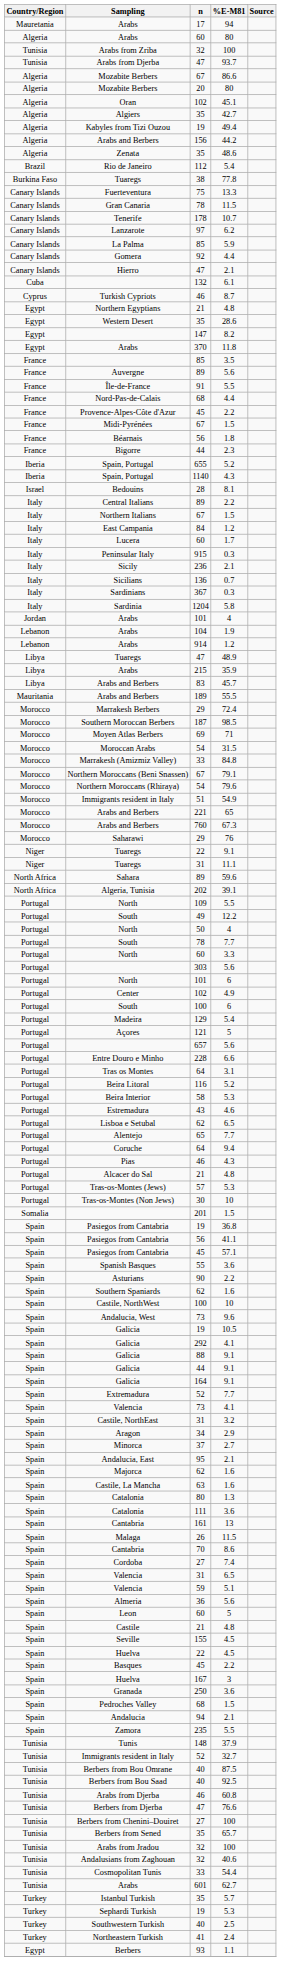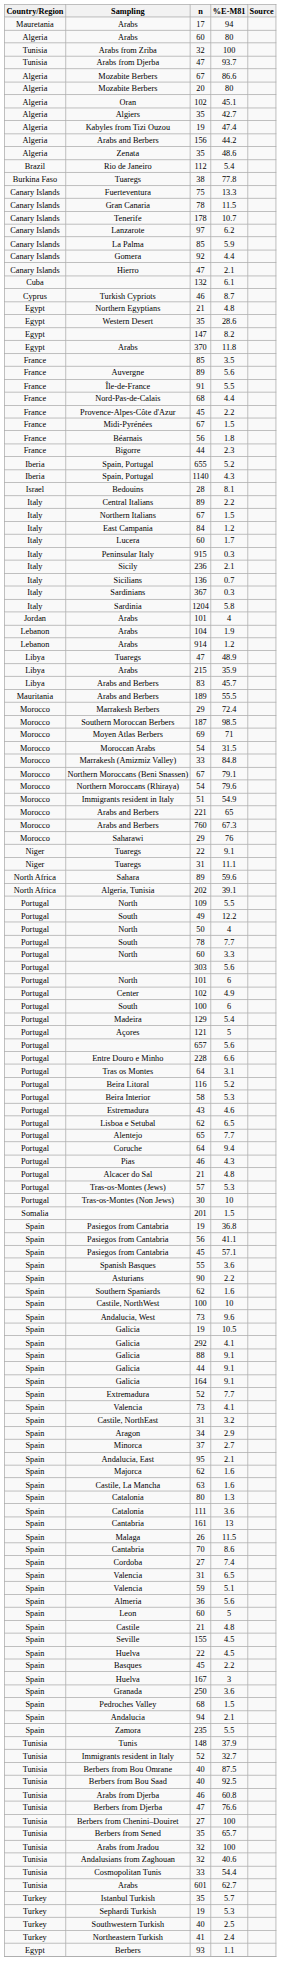(229, 127) 49.4 -> (229, 127) 47.4
